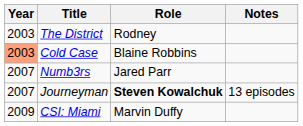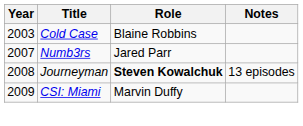- row: (71, 33)
(21, 53) lightsalmon background -> (21, 33) no background
(21, 92) 2007 -> (21, 72) 2008
